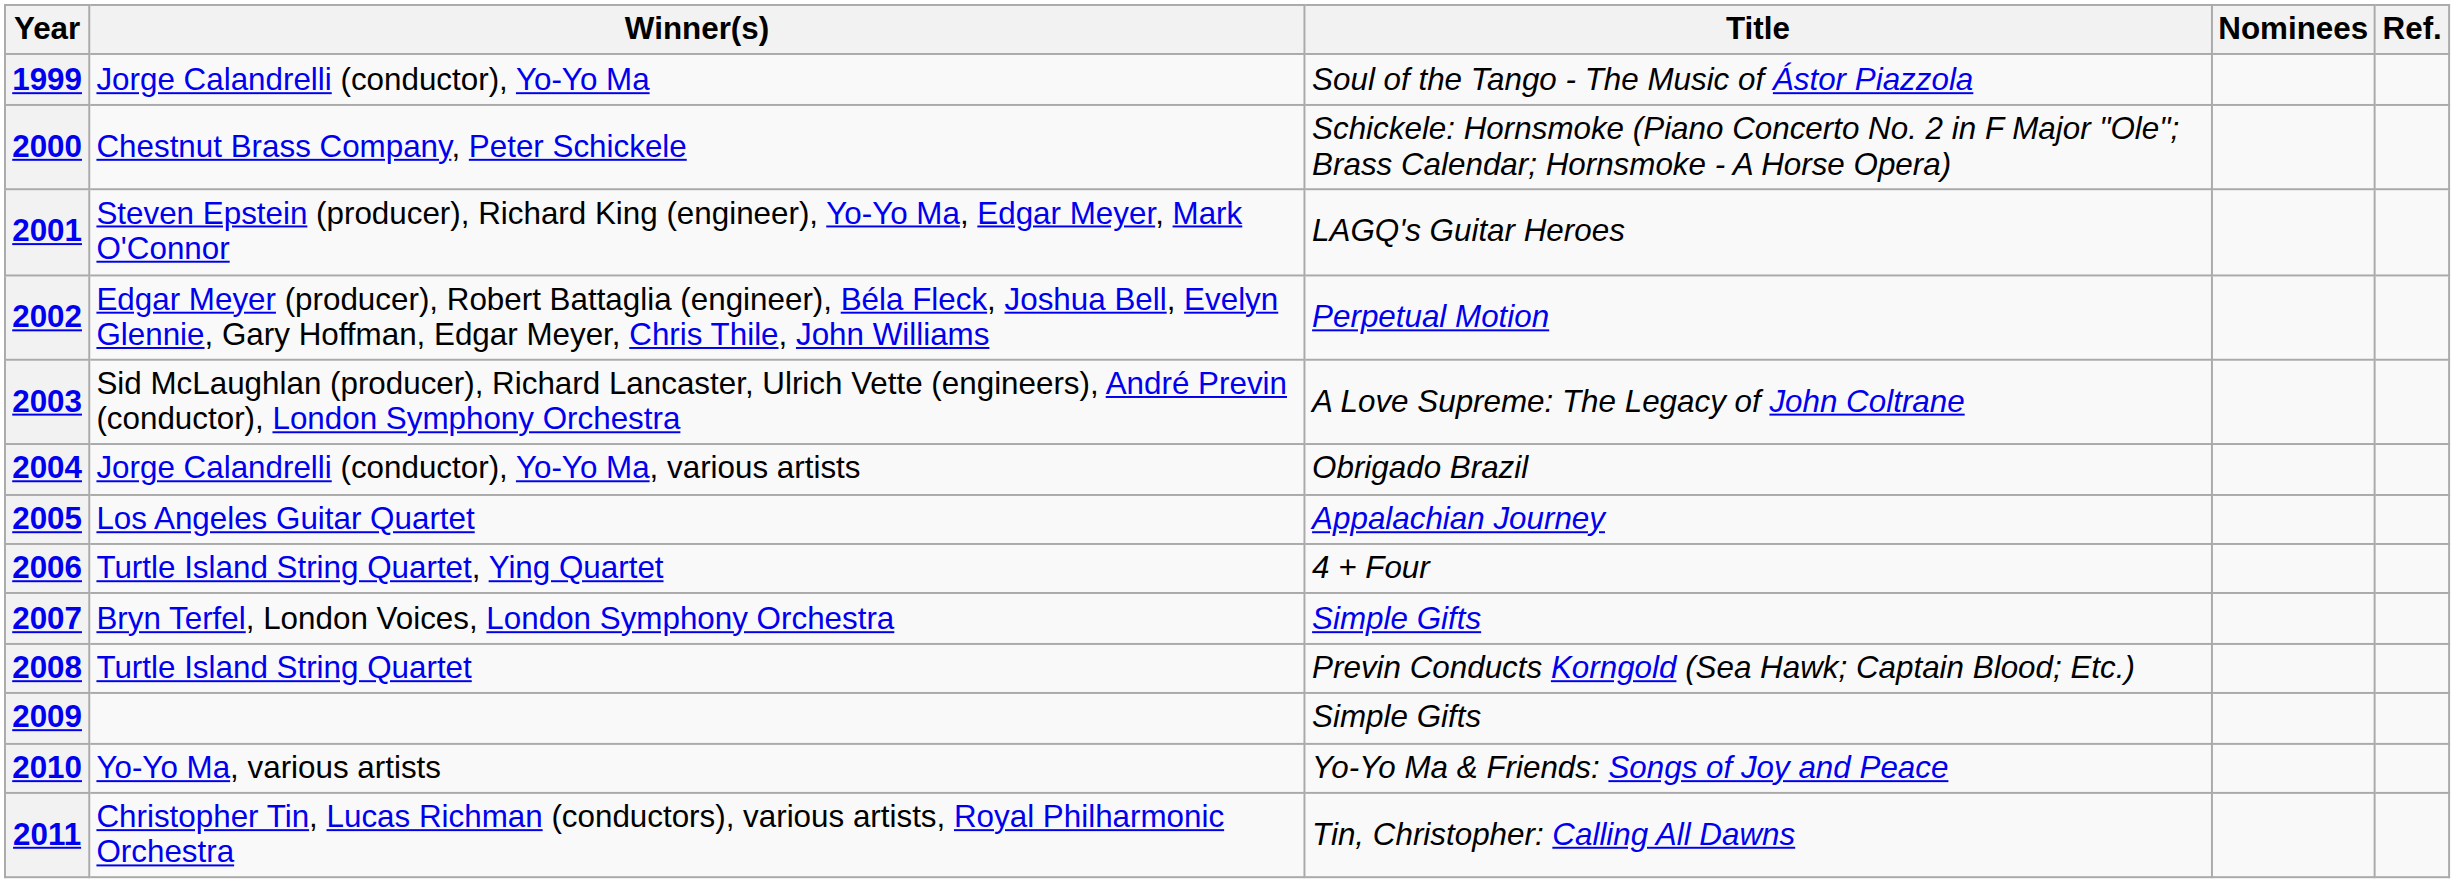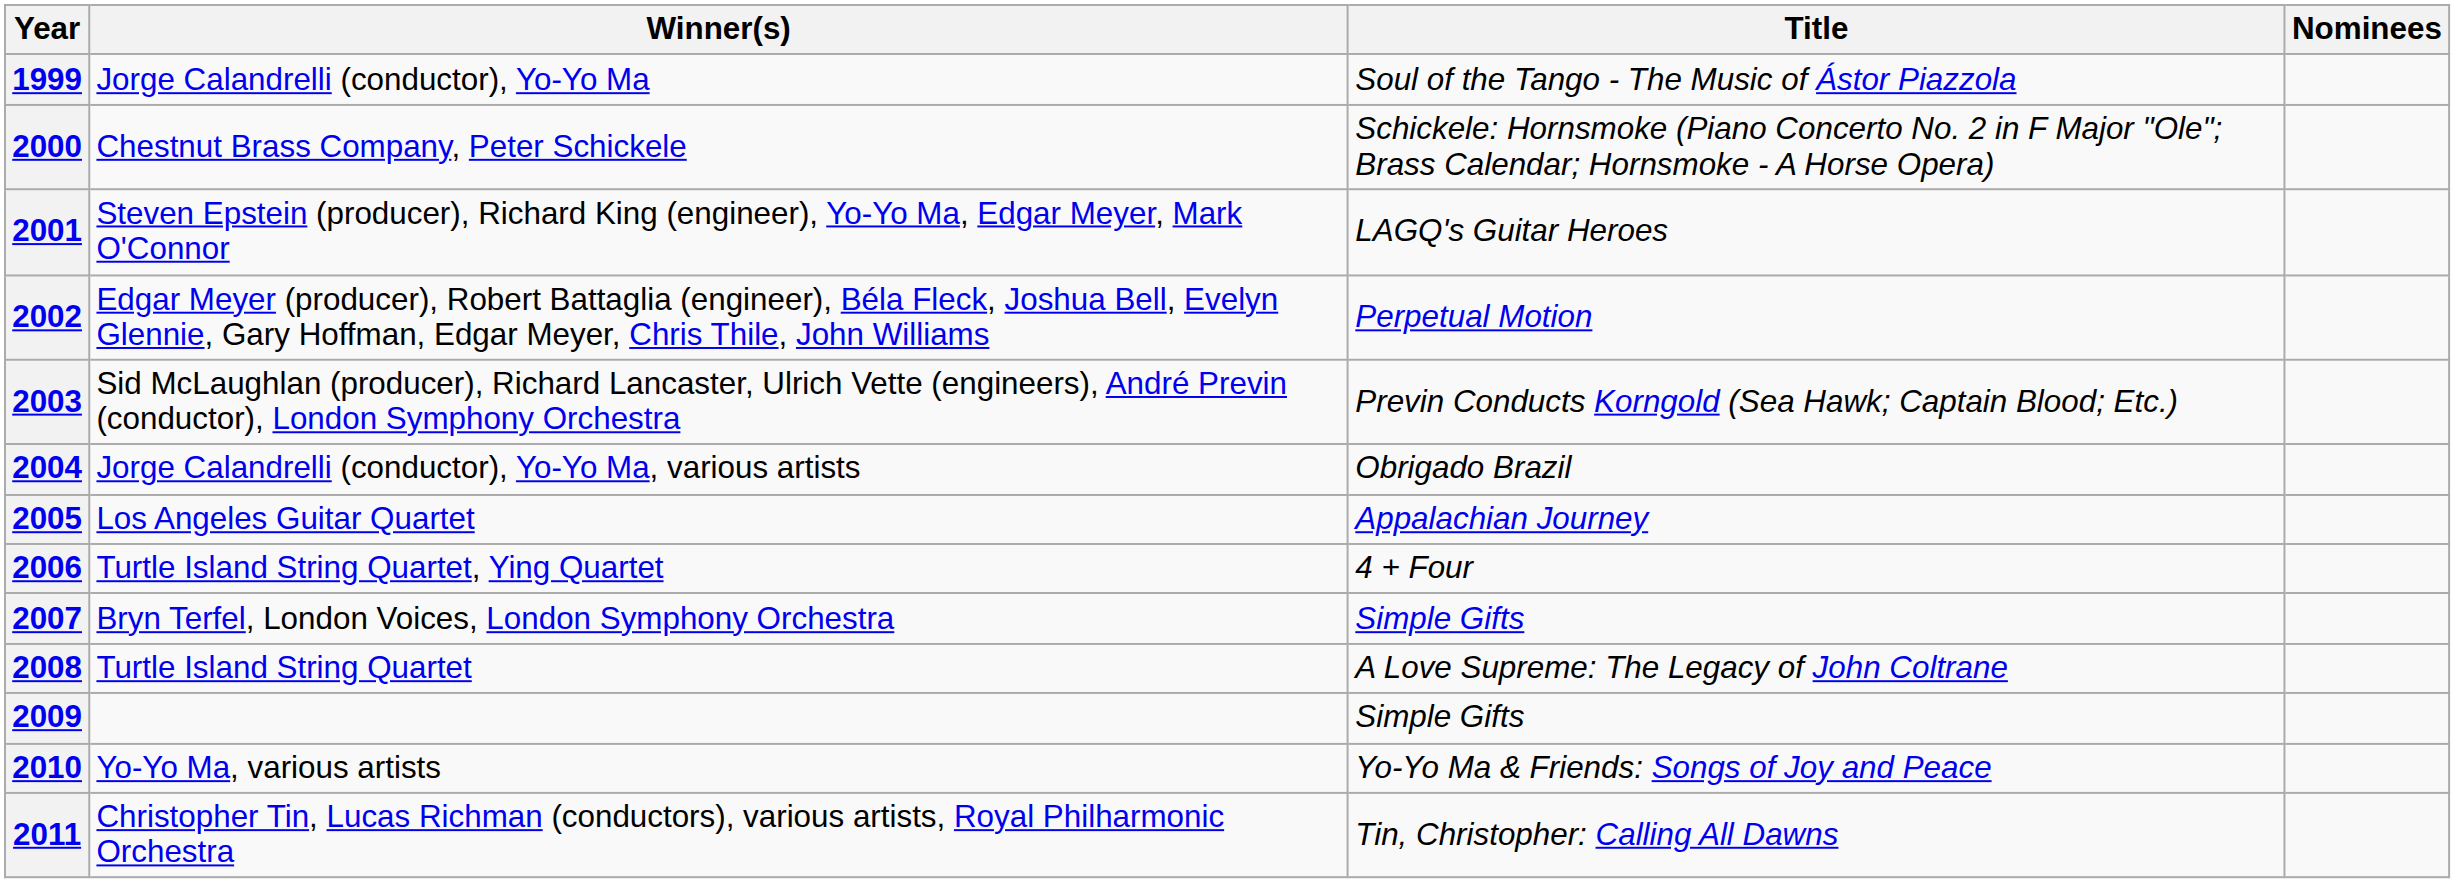- column: (2412, 29)
(1638, 401) A Love Supreme: The Legacy of John Coltrane -> (1767, 401) Previn Conducts Korngold (Sea Hawk; Captain Blood; Etc.)
(1723, 667) Previn Conducts Korngold (Sea Hawk; Captain Blood; Etc.) -> (1682, 667) A Love Supreme: The Legacy of John Coltrane
